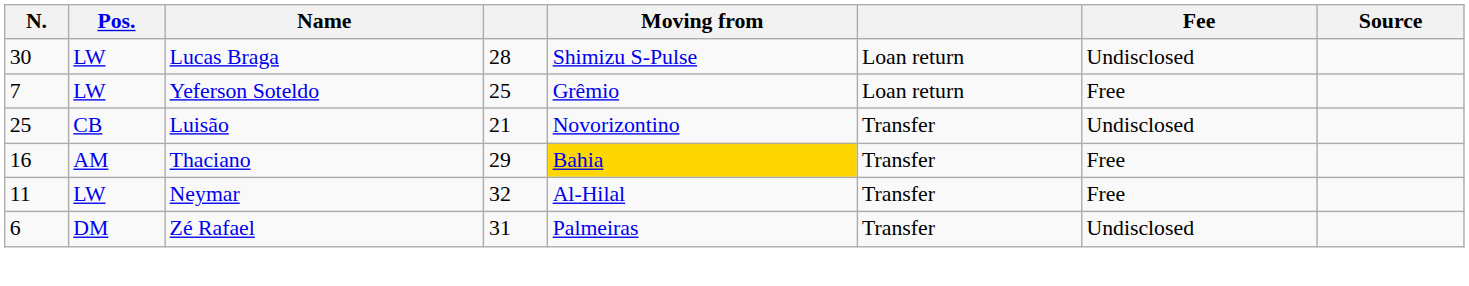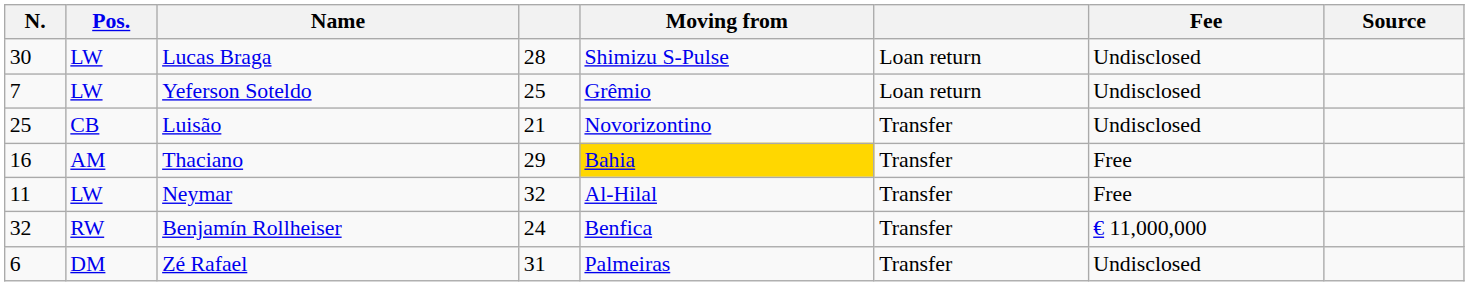(1106, 90) Free -> (1147, 90) Undisclosed
+ row: (252, 228)
